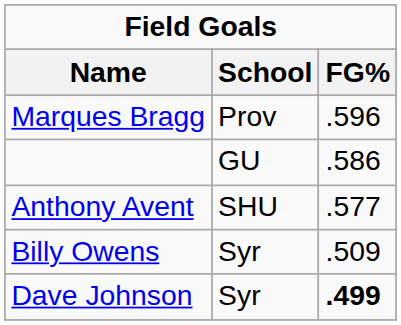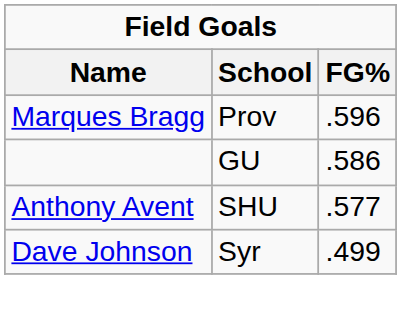- row: (85, 251)
(353, 296) bold -> (353, 251) normal
